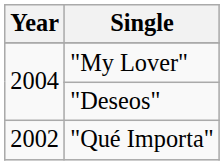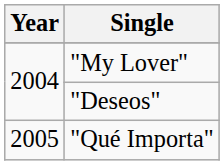(35, 139) 2002 -> (35, 139) 2005
